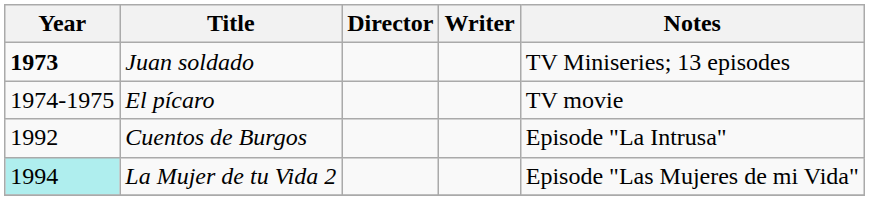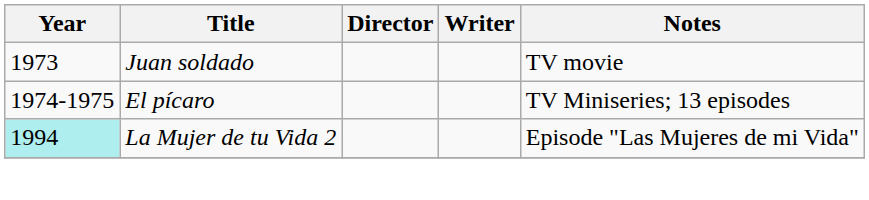(34, 61) bold -> (34, 61) normal
(658, 61) TV Miniseries; 13 episodes -> (575, 61) TV movie
(575, 99) TV movie -> (658, 99) TV Miniseries; 13 episodes
- row: (216, 137)
